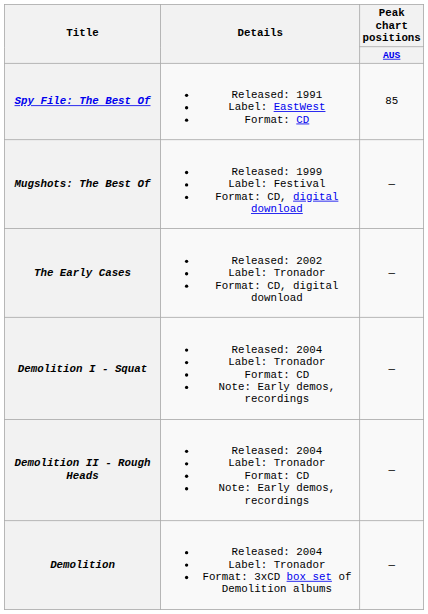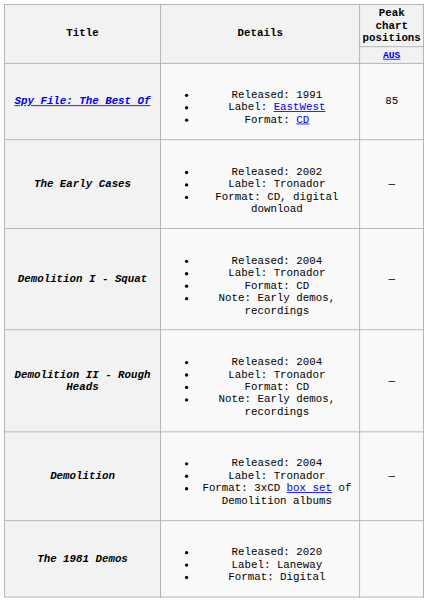- row: (83, 184)
+ row: (83, 559)
